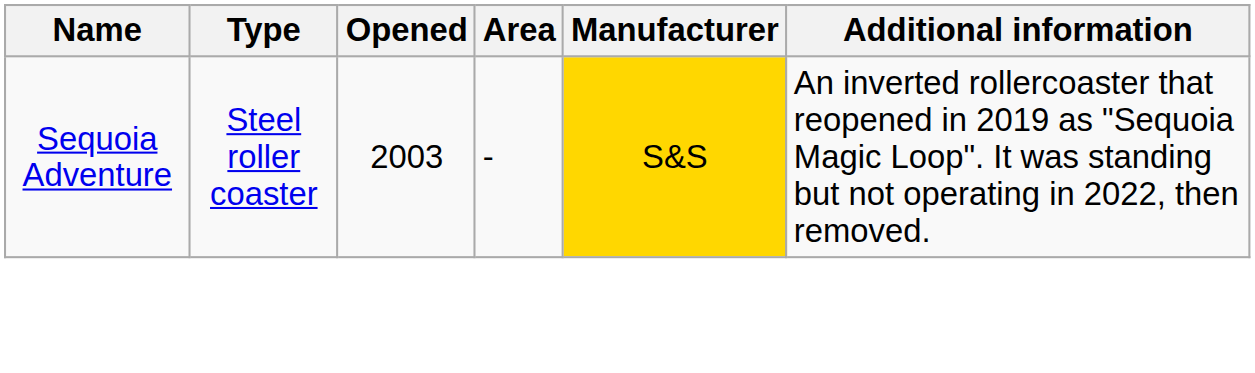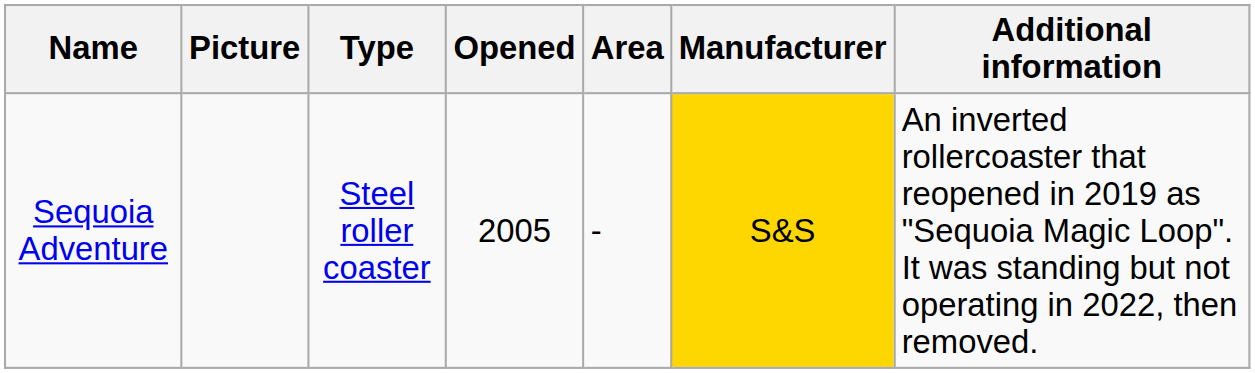+ column: (245, 48)
(407, 156) 2003 -> (515, 230) 2005
